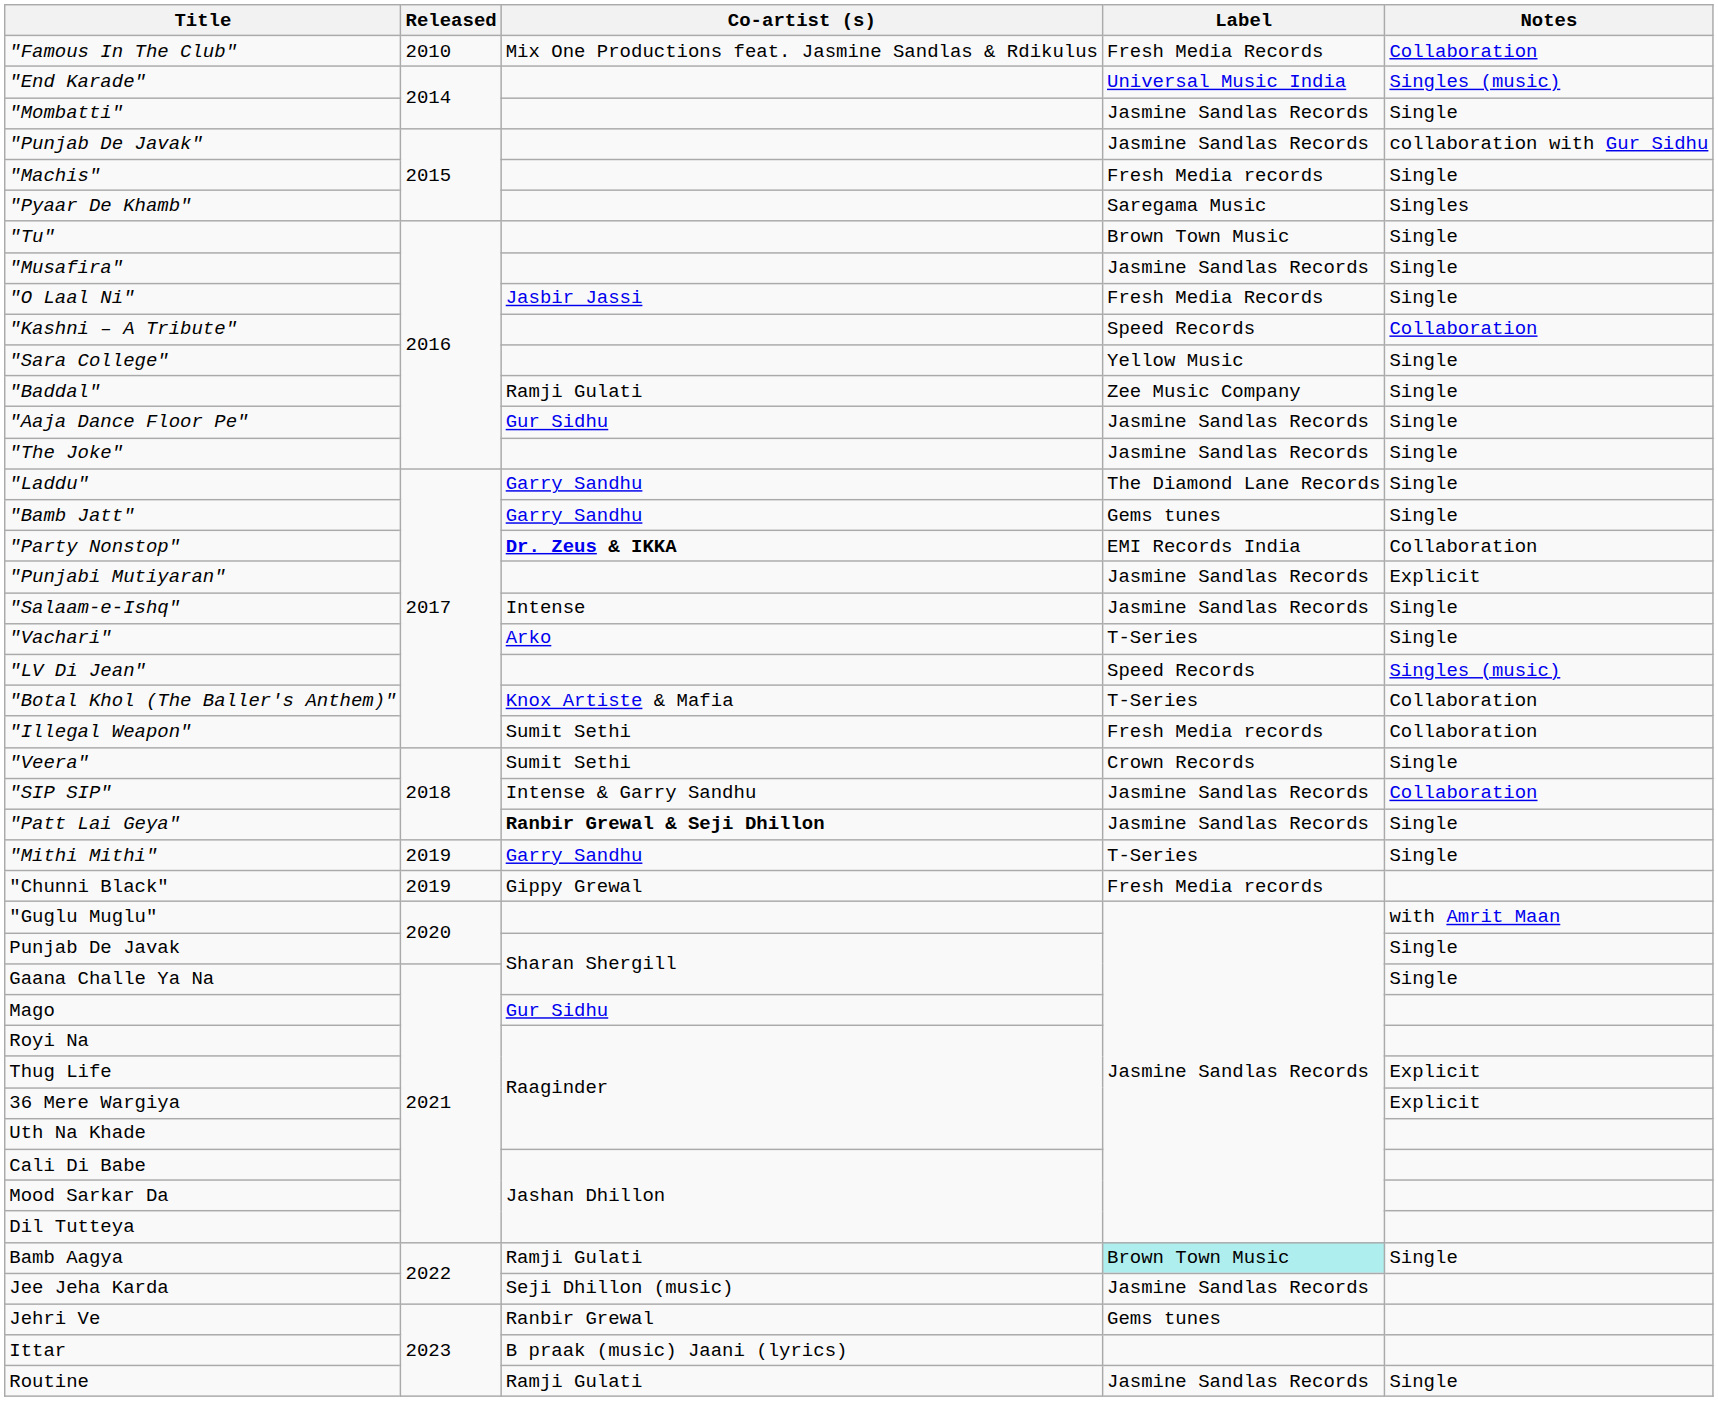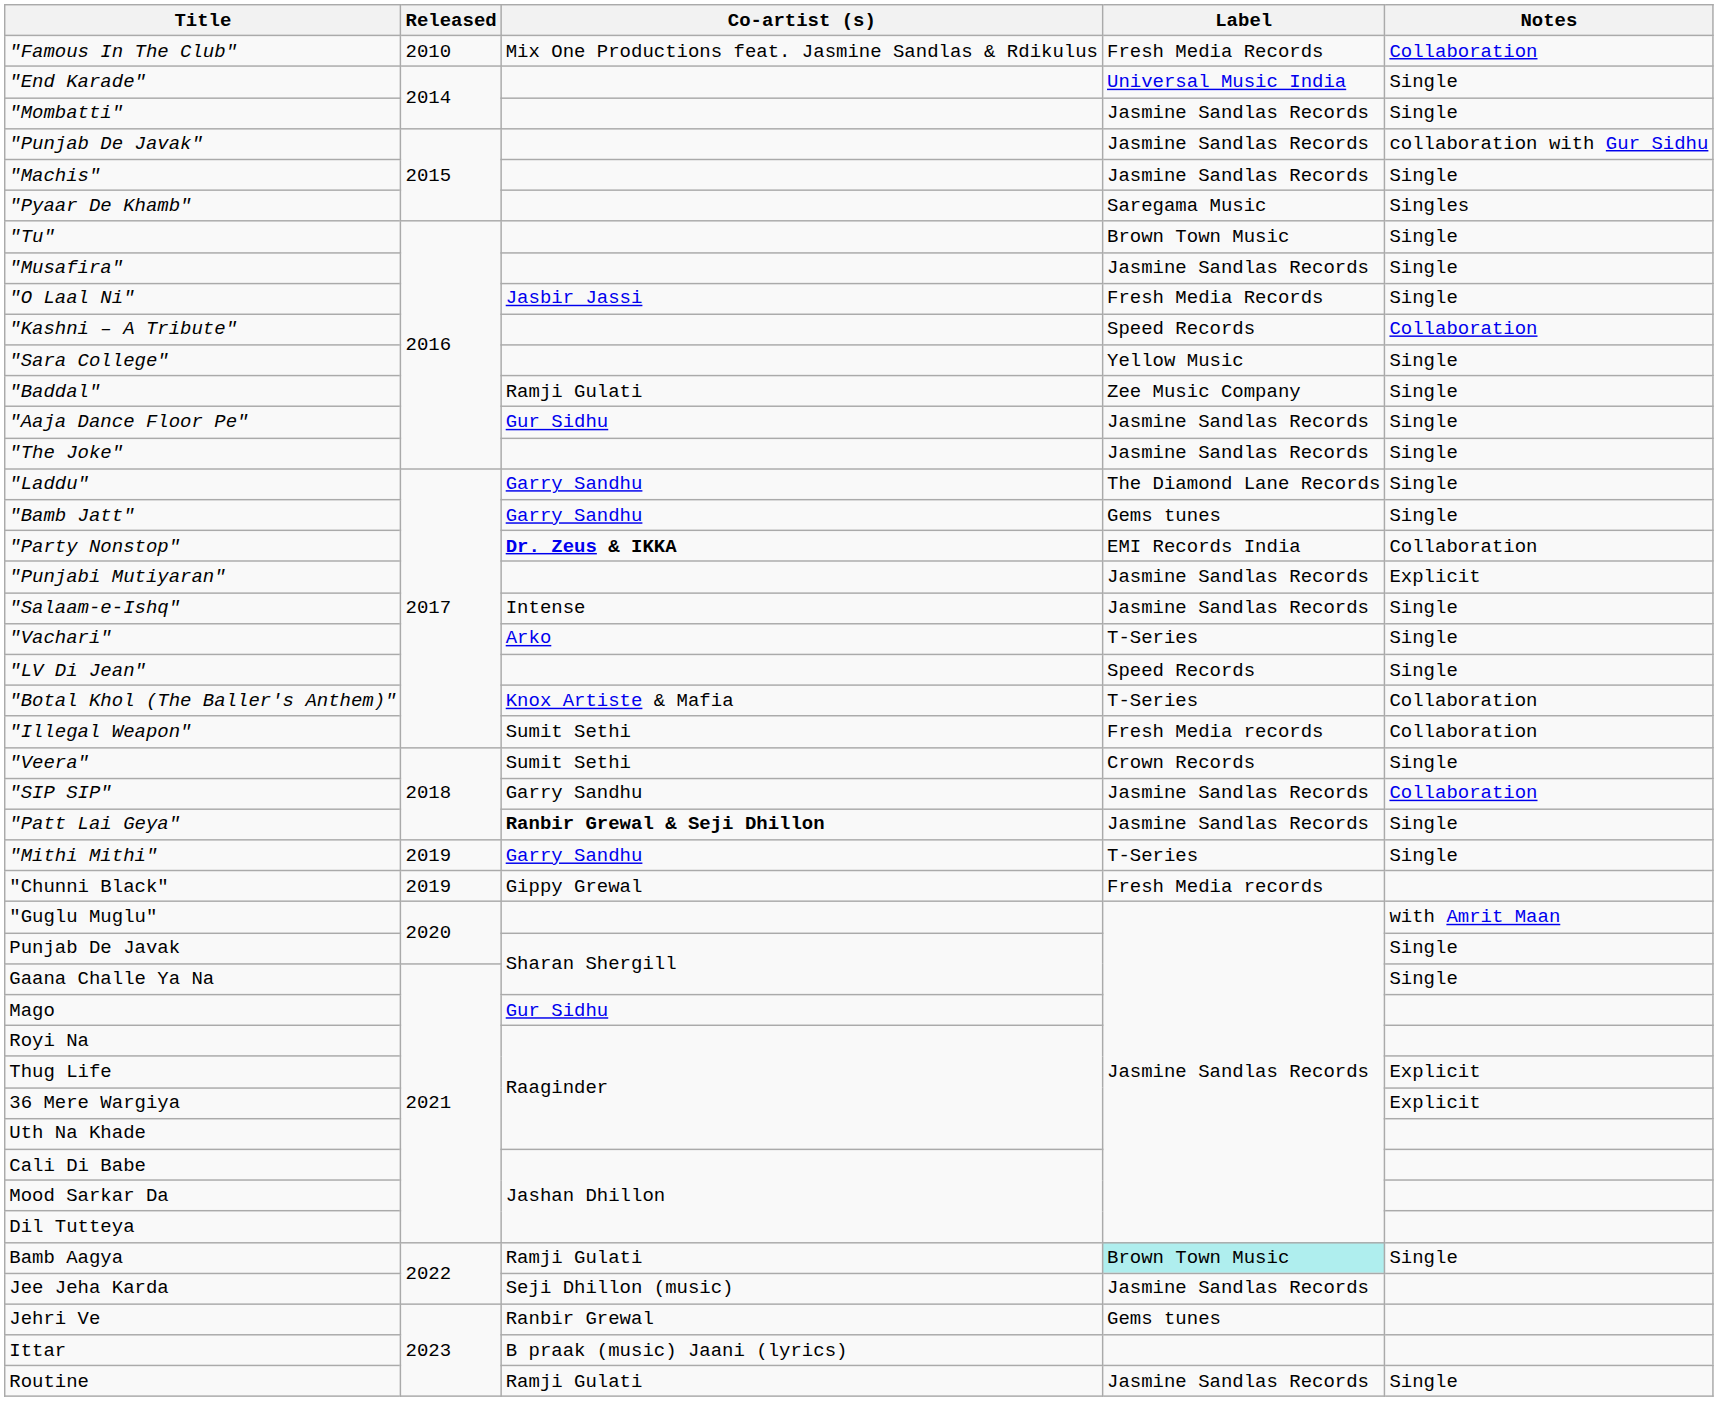(1475, 82) Singles (music) -> (1424, 82) Single
(1215, 175) Fresh Media records -> (1238, 175) Jasmine Sandlas Records
(1475, 670) Singles (music) -> (1424, 670) Single
(631, 794) Intense & Garry Sandhu -> (574, 794) Garry Sandhu
